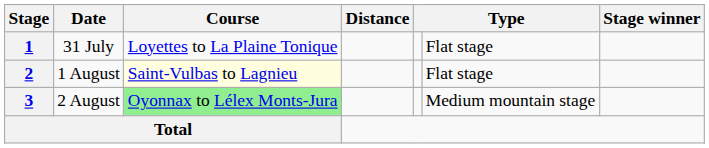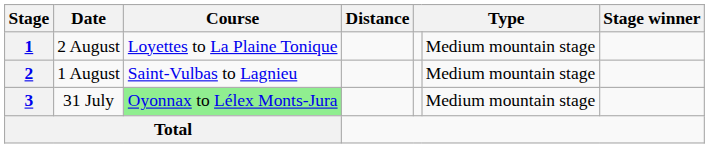(89, 45) 31 July -> (89, 45) 2 August
(459, 45) Flat stage -> (510, 45) Medium mountain stage
(213, 73) lightyellow background -> (213, 73) no background
(459, 73) Flat stage -> (510, 73) Medium mountain stage
(89, 101) 2 August -> (89, 101) 31 July
